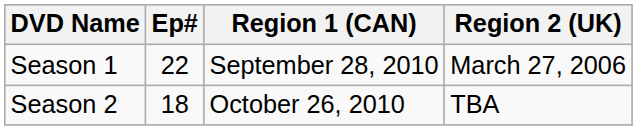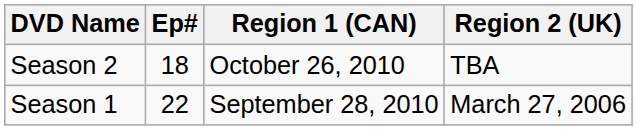rows swapped: (64, 64) <-> (64, 104)
